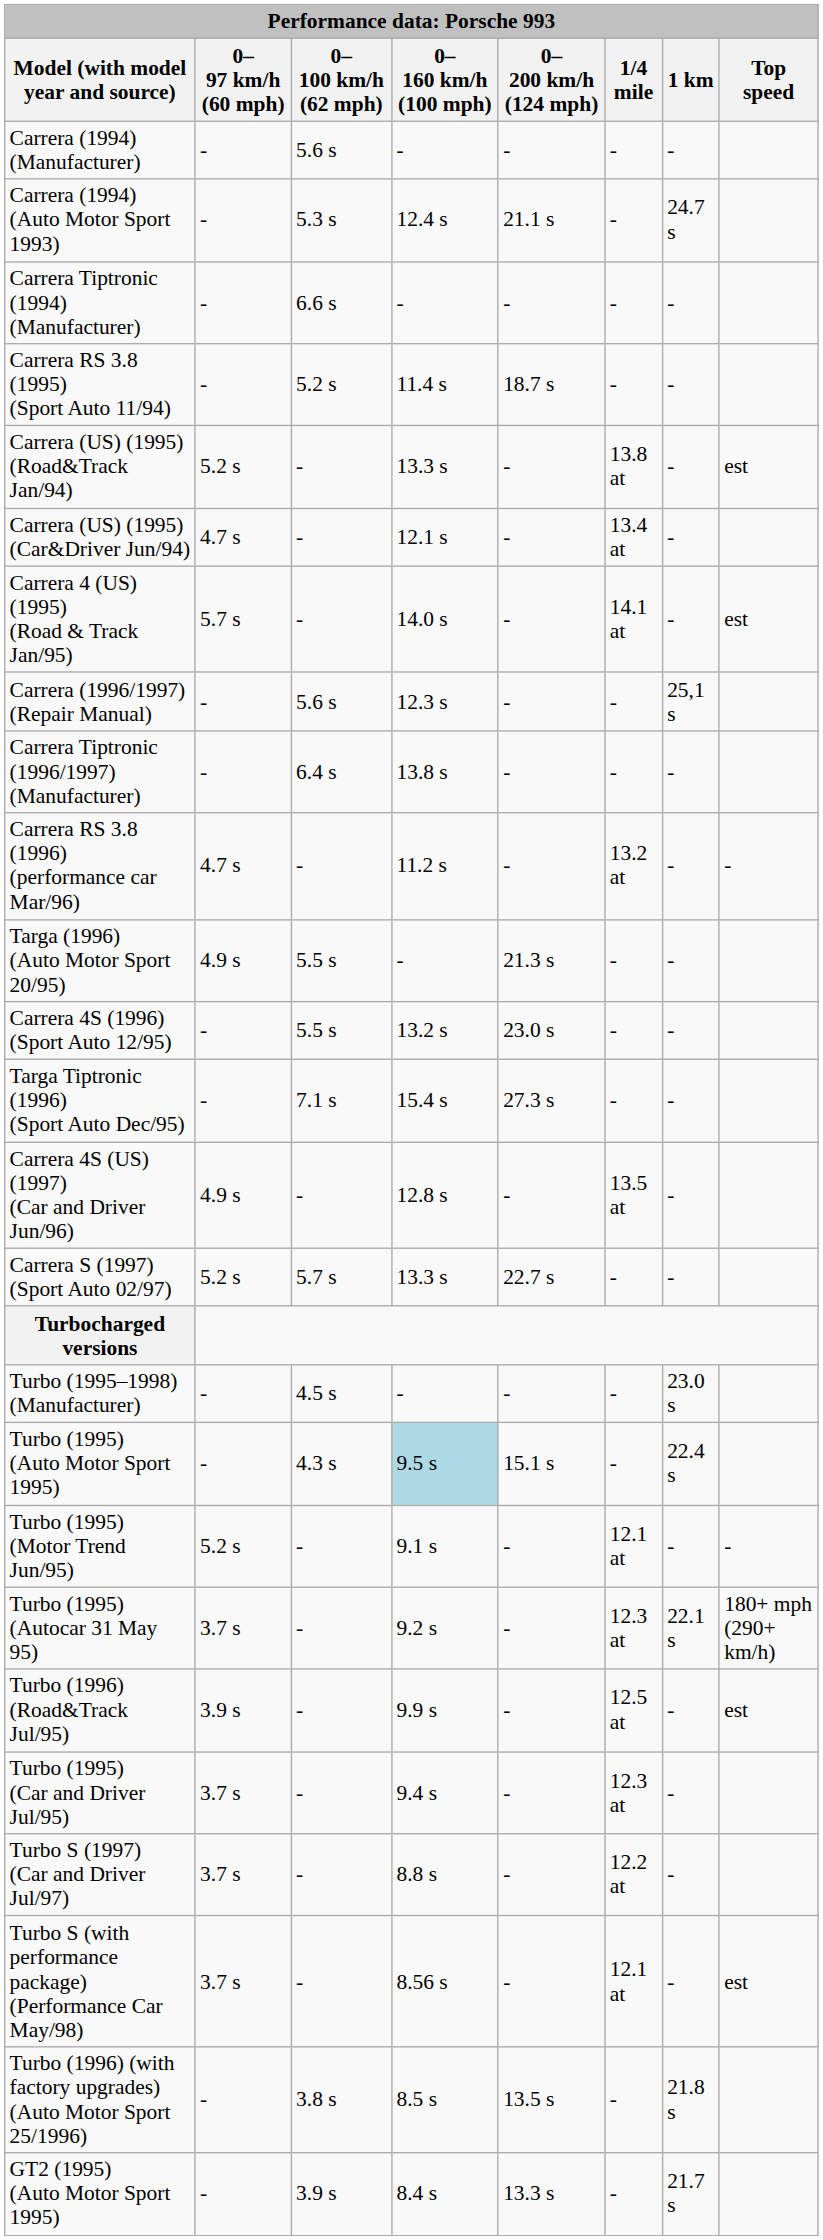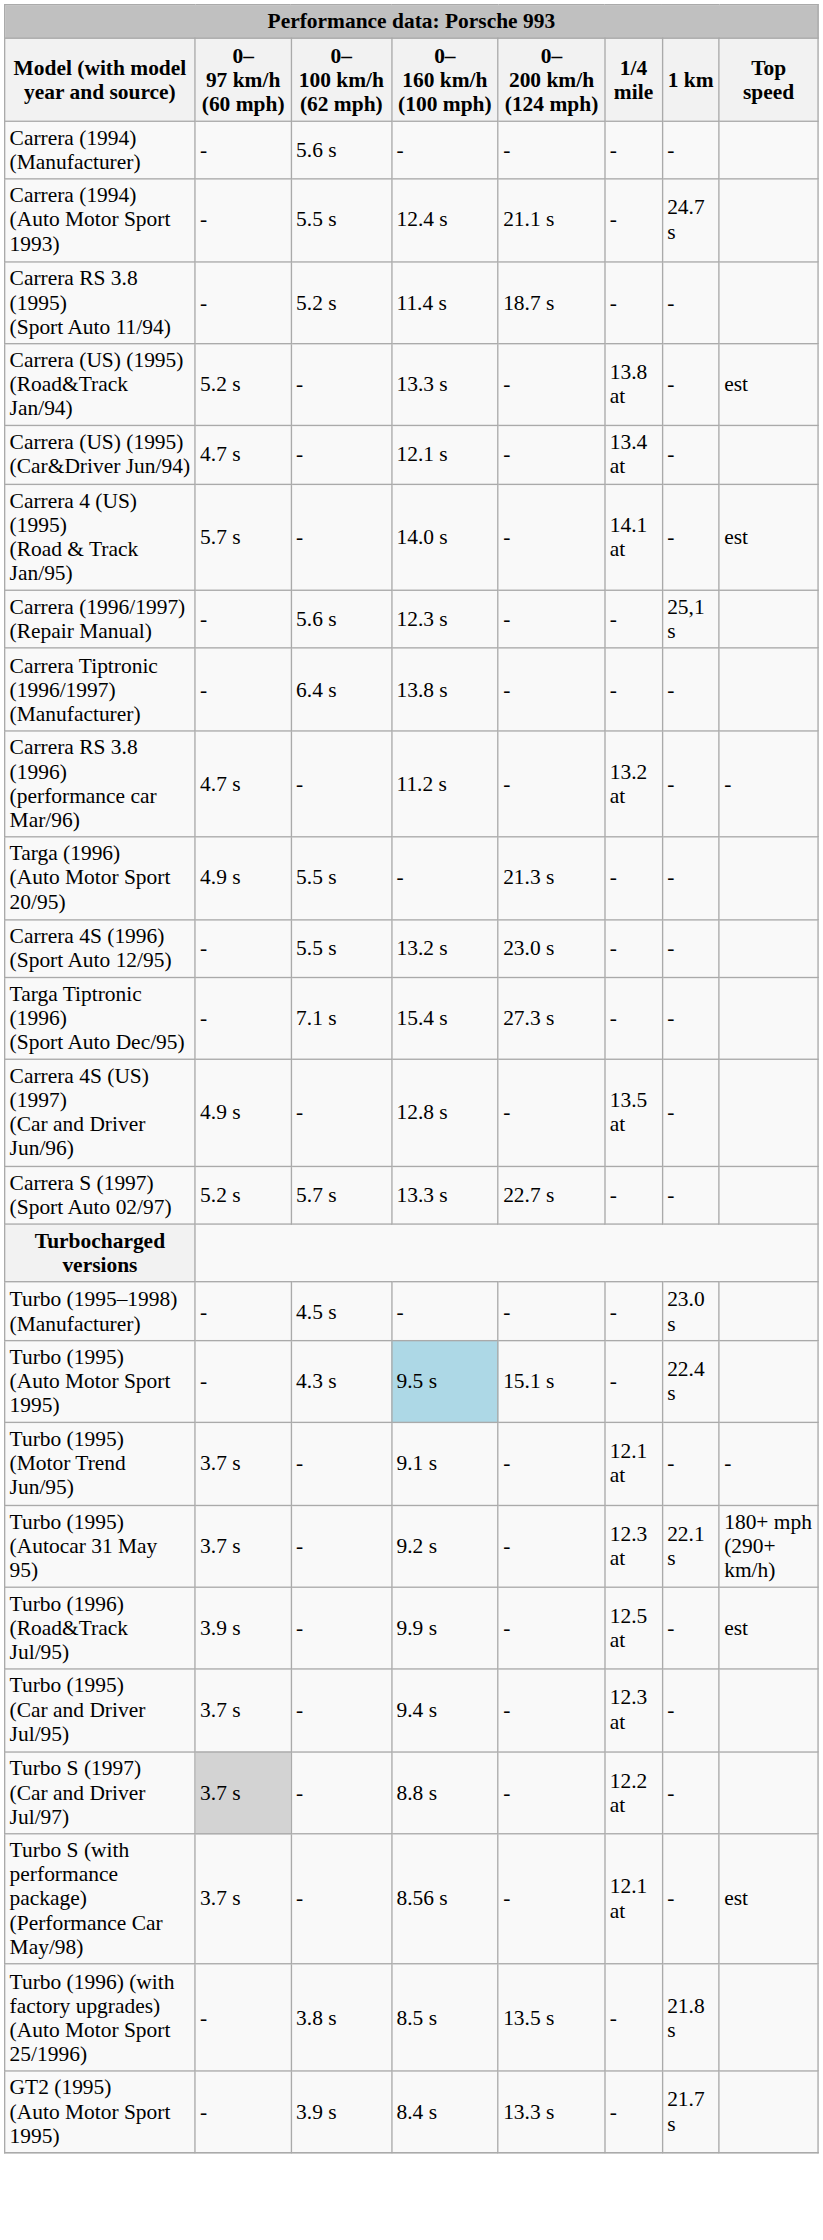(316, 219) 5.3 s -> (316, 219) 5.5 s
- row: (84, 302)
(220, 1545) 5.2 s -> (220, 1463) 3.7 s
(220, 1874) no background -> (220, 1792) lightgrey background
